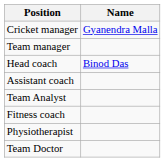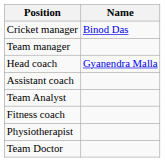(120, 30) Gyanendra Malla -> (106, 30) Binod Das
(106, 64) Binod Das -> (120, 64) Gyanendra Malla
